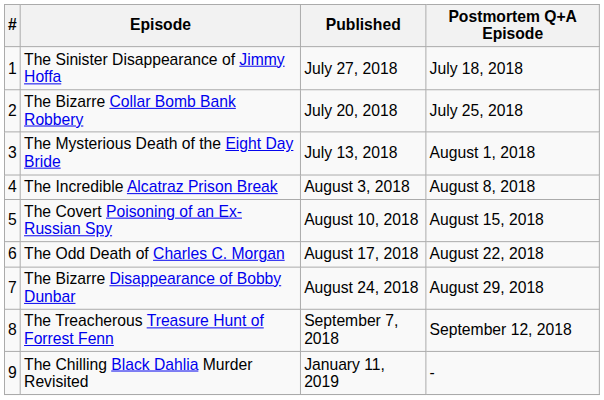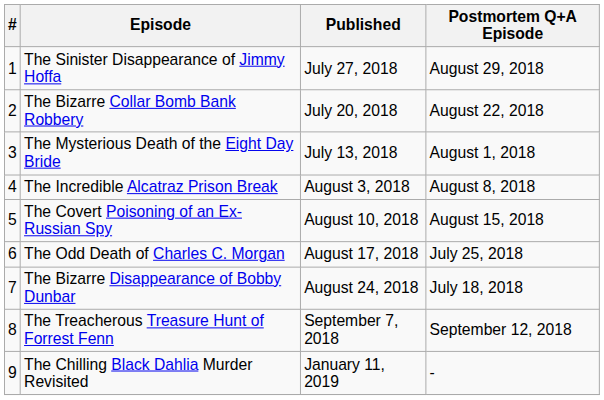(476, 68) July 18, 2018 -> (487, 68) August 29, 2018
(476, 110) July 25, 2018 -> (487, 110) August 22, 2018
(487, 254) August 22, 2018 -> (476, 254) July 25, 2018
(487, 288) August 29, 2018 -> (476, 288) July 18, 2018
